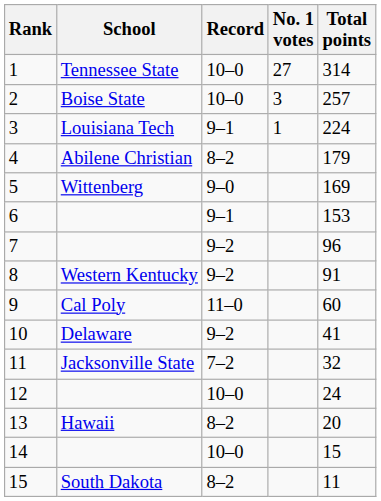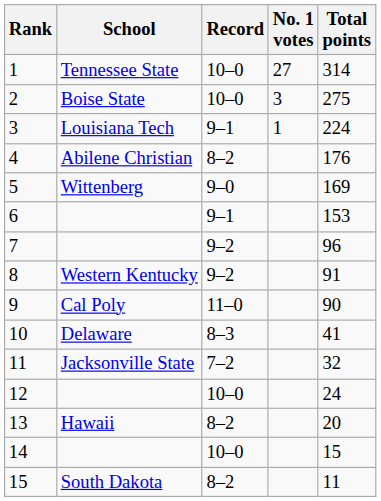(336, 98) 257 -> (336, 98) 275
(336, 157) 179 -> (336, 157) 176
(332, 305) 60 -> (332, 305) 90
(220, 334) 9–2 -> (220, 334) 8–3
